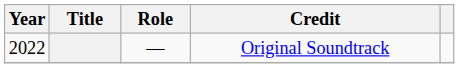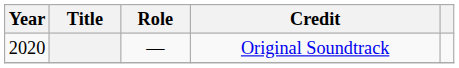(27, 47) 2022 -> (27, 47) 2020
